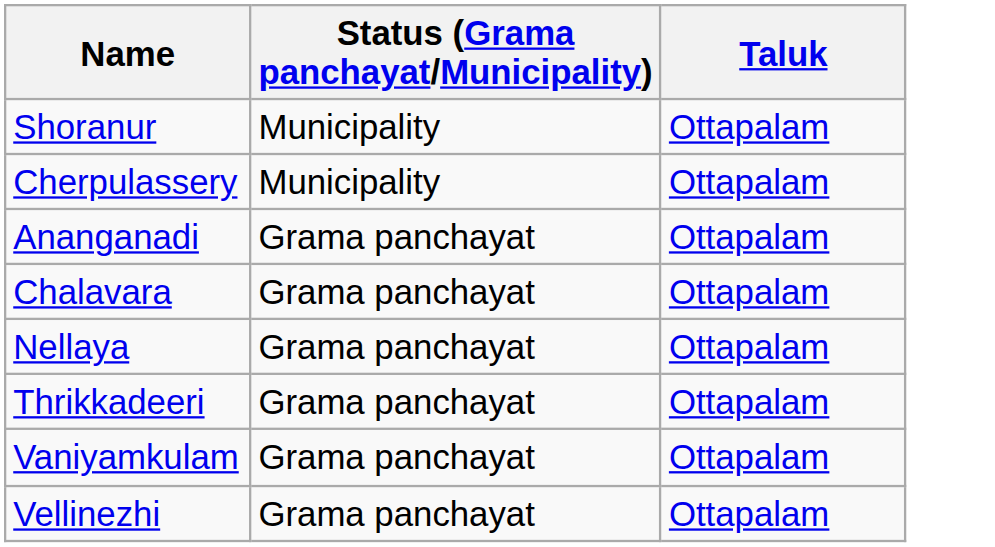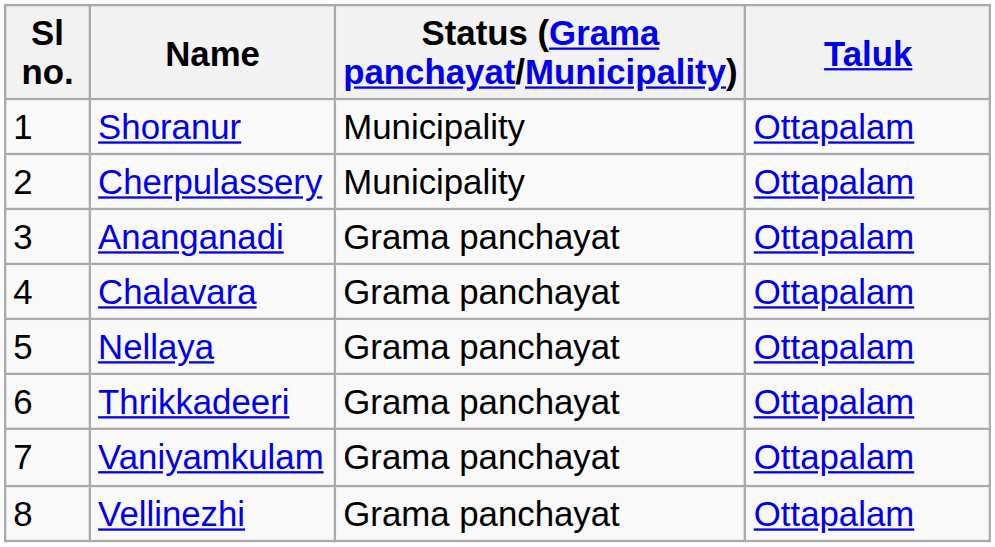+ column: (48, 52)
